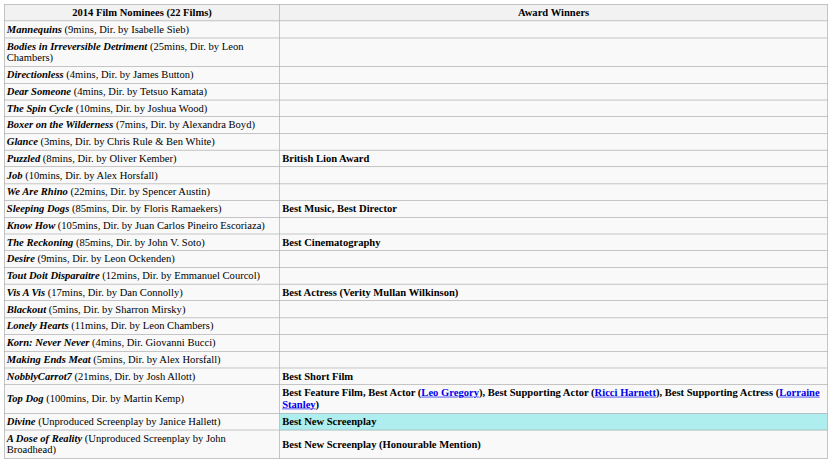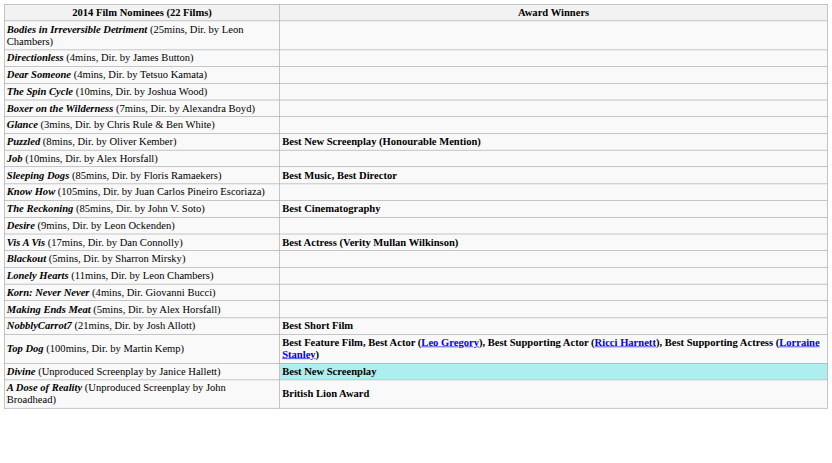- row: (98, 29)
(326, 158) British Lion Award -> (382, 141) Best New Screenplay (Honourable Mention)
- row: (108, 192)
- row: (133, 275)
(382, 444) Best New Screenplay (Honourable Mention) -> (326, 394) British Lion Award
